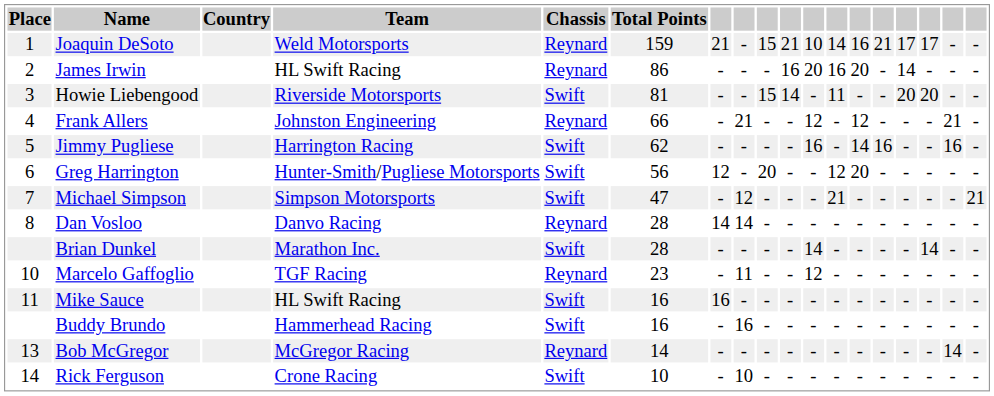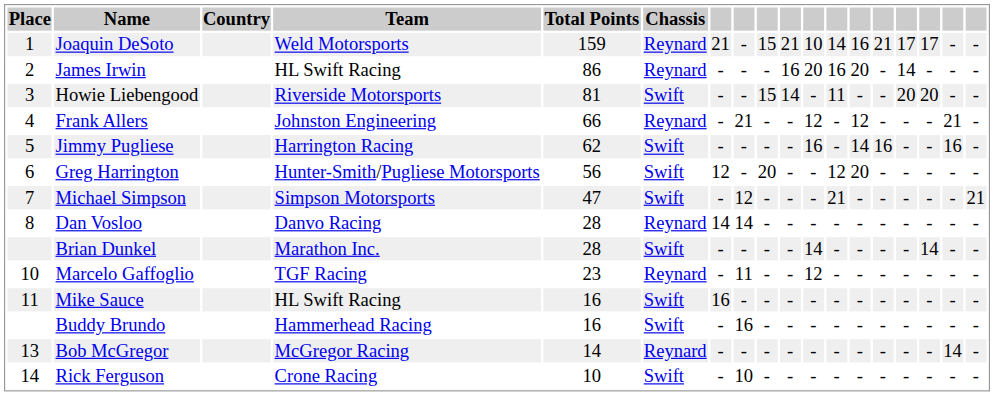columns swapped: (576, 18) <-> (659, 18)
